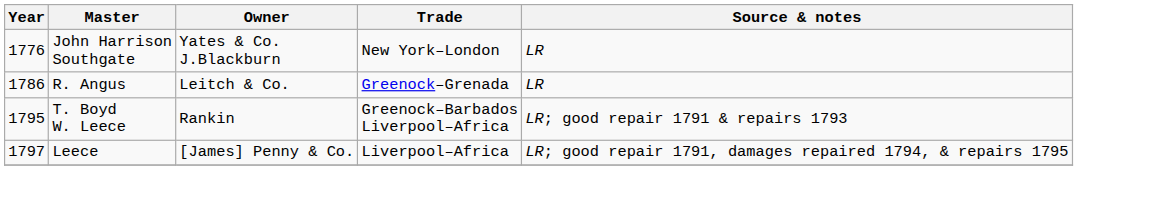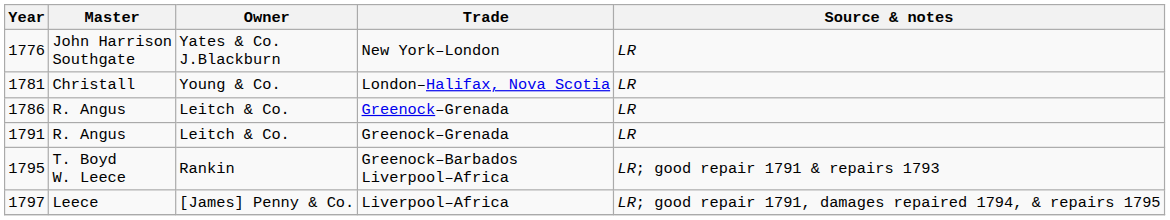+ row: (27, 85)
+ row: (27, 135)
